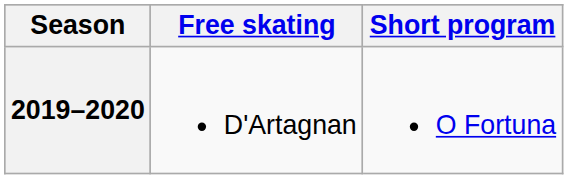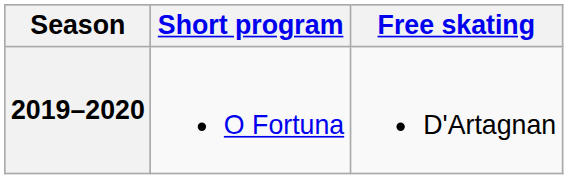columns swapped: (463, 25) <-> (257, 25)
